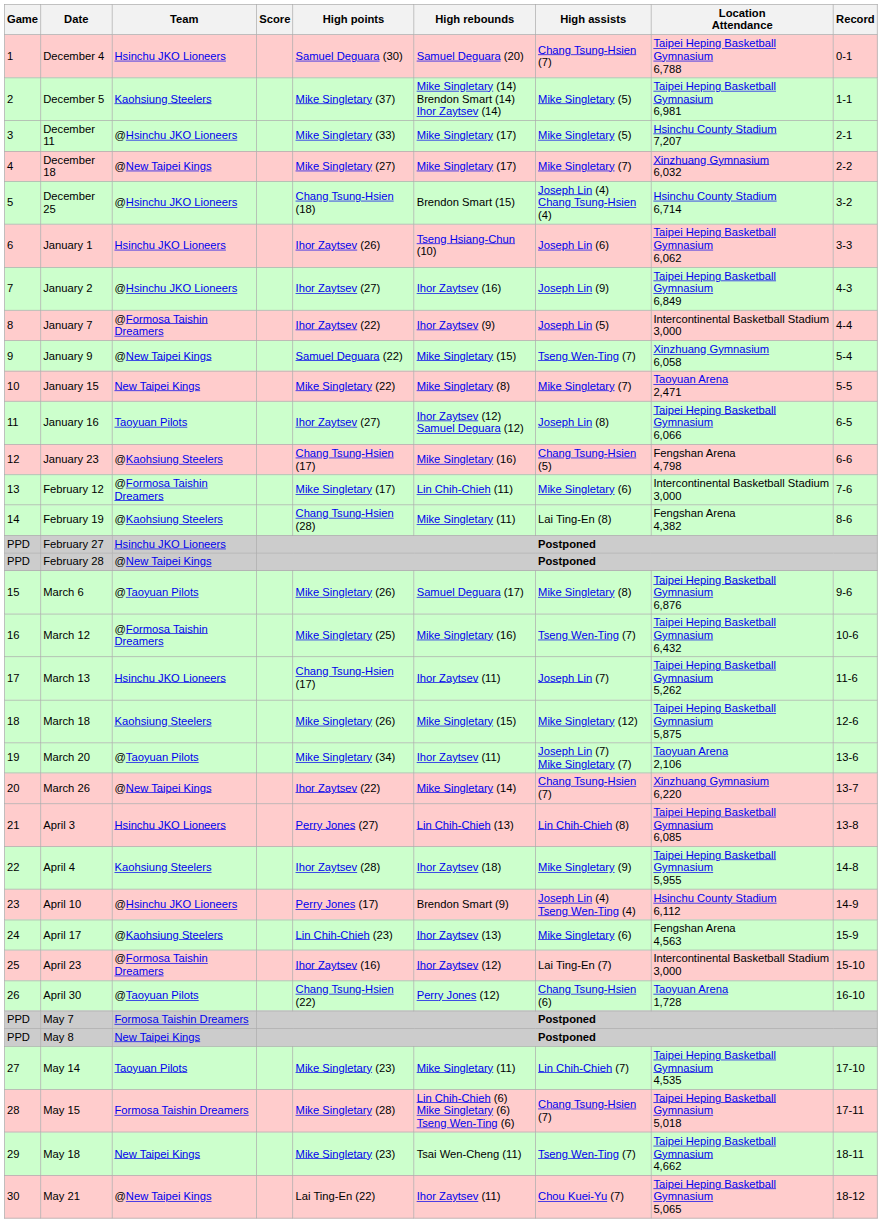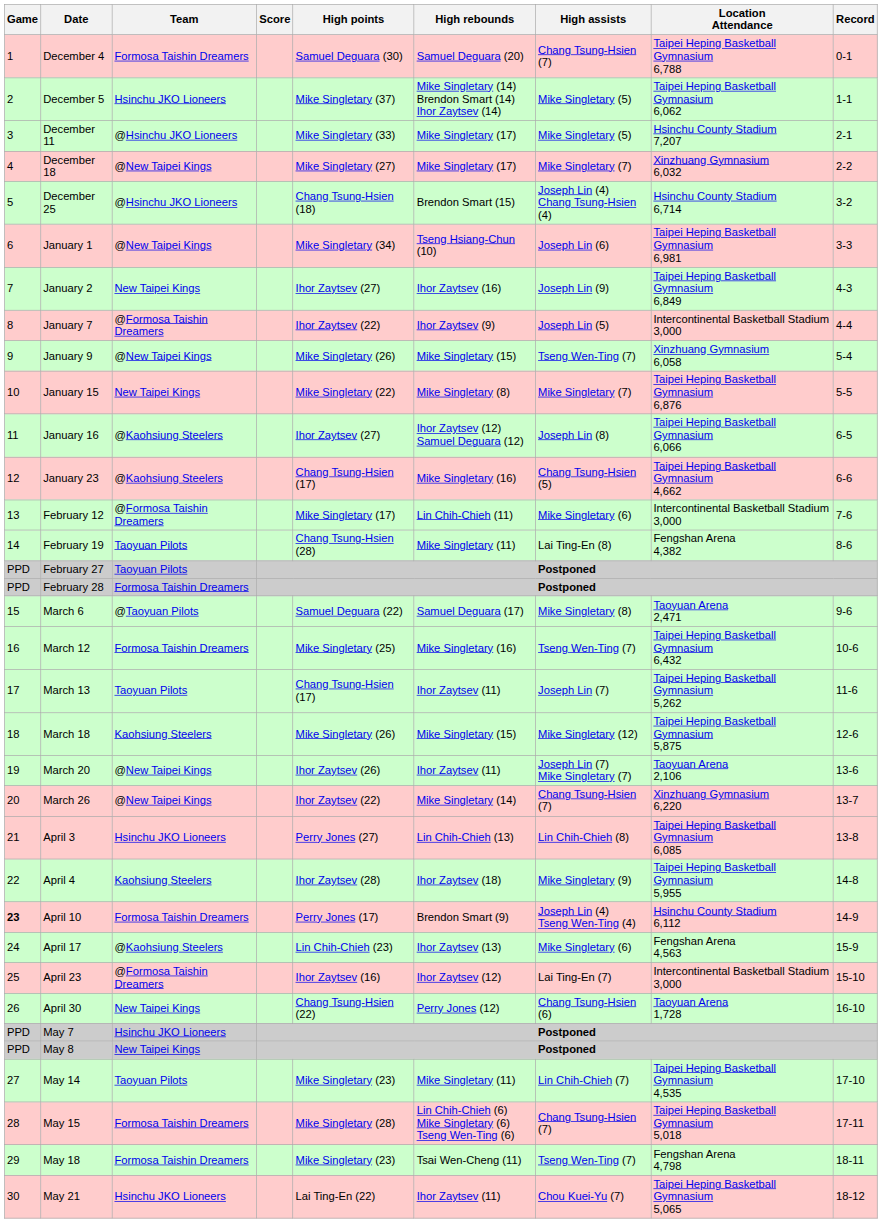(170, 56) Hsinchu JKO Lioneers -> (182, 56) Formosa Taishin Dreamers
(163, 99) Kaohsiung Steelers -> (170, 99) Hsinchu JKO Lioneers
(715, 99) Taipei Heping Basketball Gymnasium 6,981 -> (715, 99) Taipei Heping Basketball Gymnasium 6,062
(170, 245) Hsinchu JKO Lioneers -> (163, 245) @New Taipei Kings
(338, 245) Ihor Zaytsev (26) -> (345, 245) Mike Singletary (34)
(715, 245) Taipei Heping Basketball Gymnasium 6,062 -> (715, 245) Taipei Heping Basketball Gymnasium 6,981
(176, 288) @Hsinchu JKO Lioneers -> (157, 288) New Taipei Kings
(349, 355) Samuel Deguara (22) -> (345, 355) Mike Singletary (26)
(691, 386) Taoyuan Arena 2,471 -> (715, 392) Taipei Heping Basketball Gymnasium 6,876
(151, 422) Taoyuan Pilots -> (169, 435) @Kaohsiung Steelers
(694, 459) Fengshan Arena 4,798 -> (715, 478) Taipei Heping Basketball Gymnasium 4,662
(169, 520) @Kaohsiung Steelers -> (151, 545) Taoyuan Pilots
(170, 544) Hsinchu JKO Lioneers -> (151, 569) Taoyuan Pilots
(163, 562) @New Taipei Kings -> (182, 587) Formosa Taishin Dreamers
(345, 592) Mike Singletary (26) -> (349, 611) Samuel Deguara (22)
(715, 592) Taipei Heping Basketball Gymnasium 6,876 -> (691, 611) Taoyuan Arena 2,471
(161, 635) @Formosa Taishin Dreamers -> (182, 648) Formosa Taishin Dreamers
(170, 678) Hsinchu JKO Lioneers -> (151, 691) Taoyuan Pilots
(157, 758) @Taoyuan Pilots -> (163, 770) @New Taipei Kings
(345, 758) Mike Singletary (34) -> (338, 770) Ihor Zaytsev (26)
(13, 904) normal -> (13, 917) bold
(176, 904) @Hsinchu JKO Lioneers -> (182, 917) Formosa Taishin Dreamers
(157, 995) @Taoyuan Pilots -> (157, 1008) New Taipei Kings
(182, 1019) Formosa Taishin Dreamers -> (170, 1032) Hsinchu JKO Lioneers
(157, 1153) New Taipei Kings -> (182, 1160) Formosa Taishin Dreamers
(715, 1153) Taipei Heping Basketball Gymnasium 4,662 -> (694, 1160) Fengshan Arena 4,798
(163, 1196) @New Taipei Kings -> (170, 1196) Hsinchu JKO Lioneers
